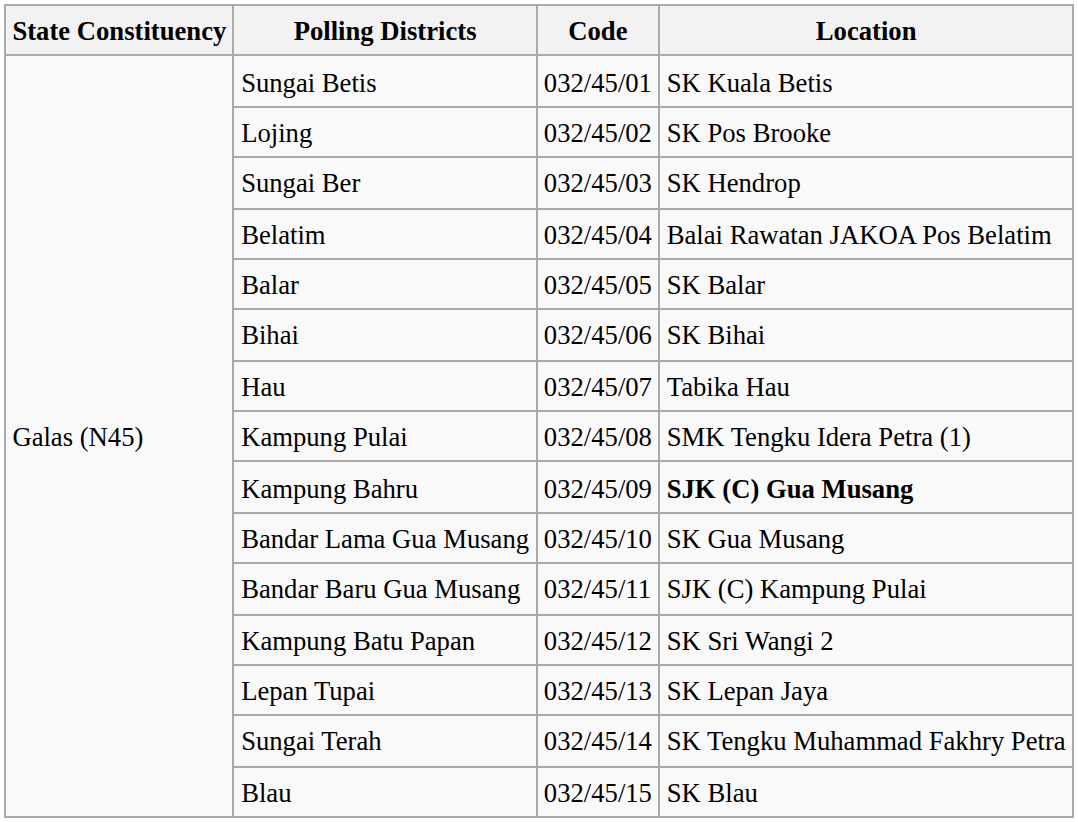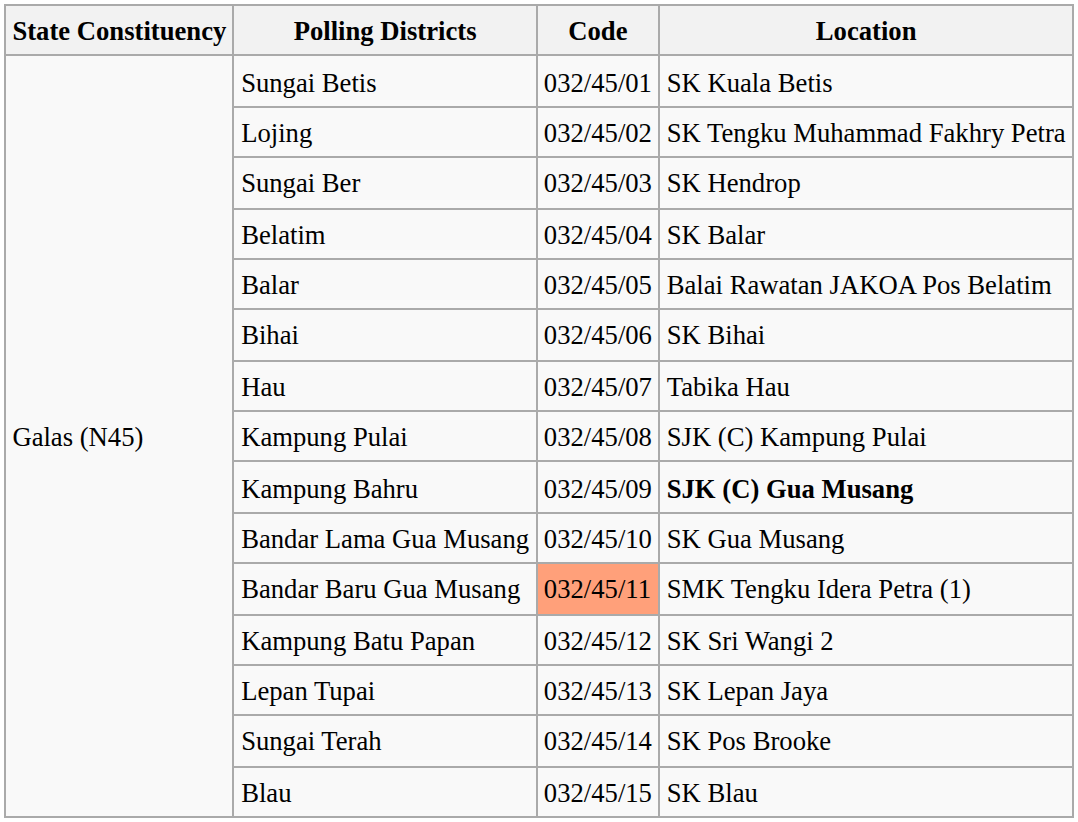(749, 133) SK Pos Brooke -> (866, 133) SK Tengku Muhammad Fakhry Petra
(859, 234) Balai Rawatan JAKOA Pos Belatim -> (716, 234) SK Balar
(716, 285) SK Balar -> (859, 285) Balai Rawatan JAKOA Pos Belatim
(819, 437) SMK Tengku Idera Petra (1) -> (797, 437) SJK (C) Kampung Pulai
(597, 590) no background -> (597, 590) lightsalmon background
(797, 590) SJK (C) Kampung Pulai -> (819, 590) SMK Tengku Idera Petra (1)
(866, 742) SK Tengku Muhammad Fakhry Petra -> (749, 742) SK Pos Brooke
